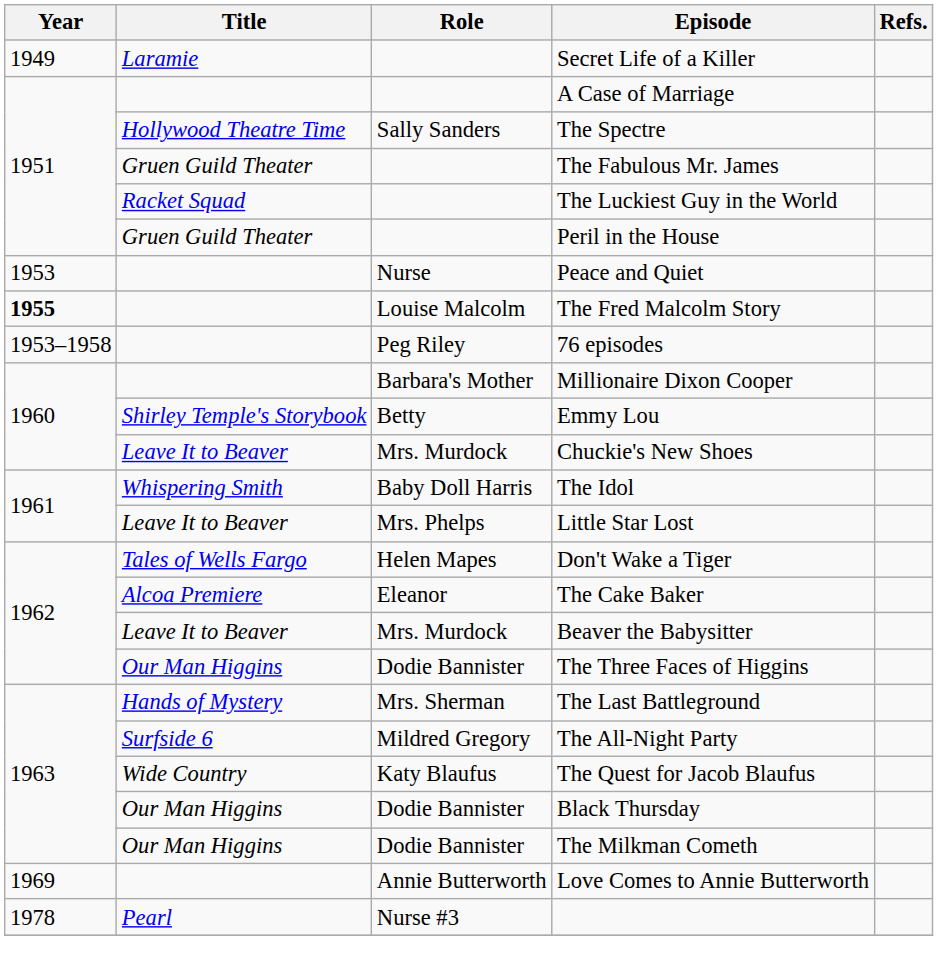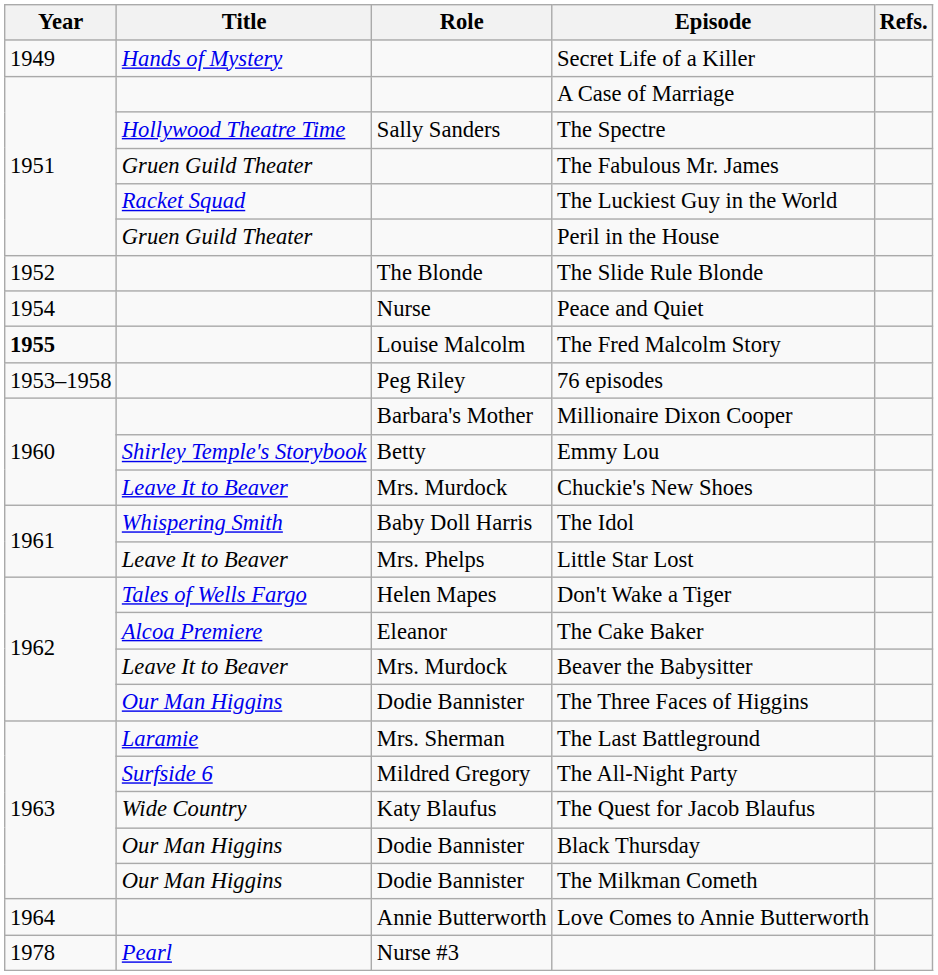(160, 58) Laramie -> (202, 58) Hands of Mystery
+ row: (430, 272)
(32, 272) 1953 -> (32, 308) 1954
(202, 702) Hands of Mystery -> (160, 737) Laramie
(32, 881) 1969 -> (32, 916) 1964
